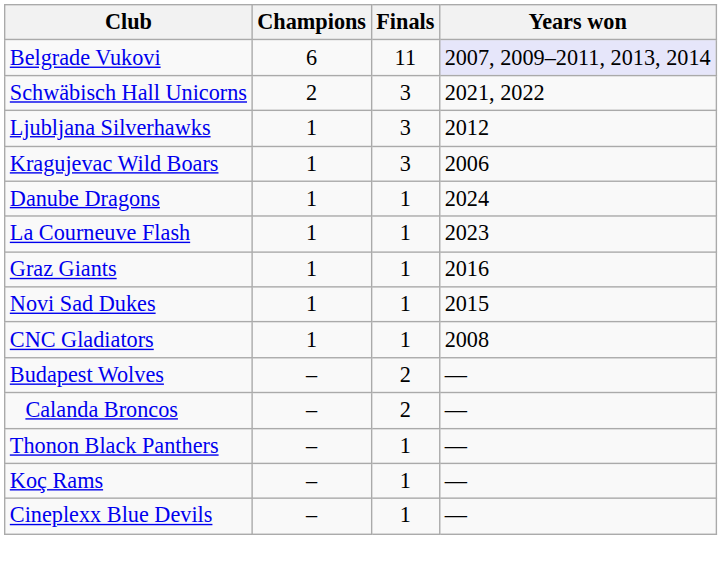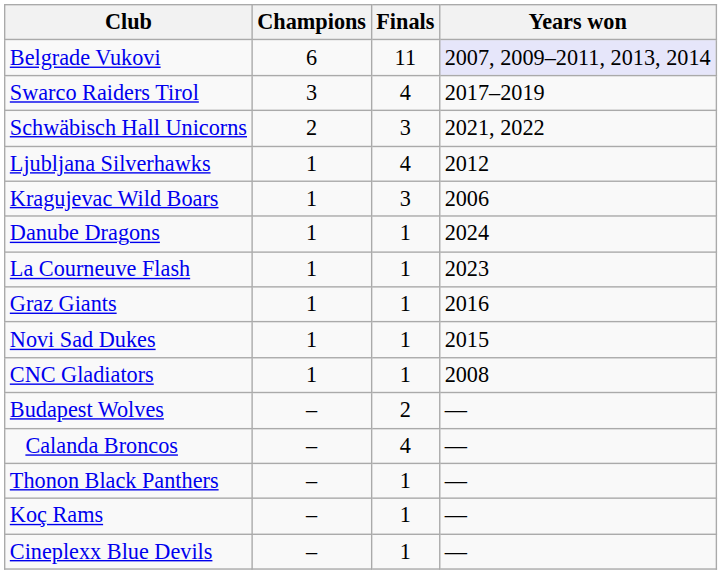+ row: (104, 92)
(405, 127) 3 -> (405, 163) 4
(405, 410) 2 -> (405, 445) 4
